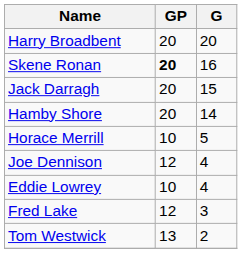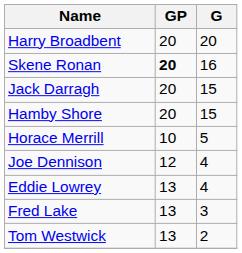(208, 114) 14 -> (208, 114) 15
(168, 187) 10 -> (168, 187) 13
(168, 211) 12 -> (168, 211) 13
